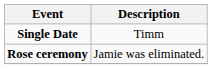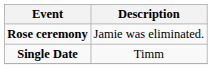rows swapped: (48, 34) <-> (48, 53)
